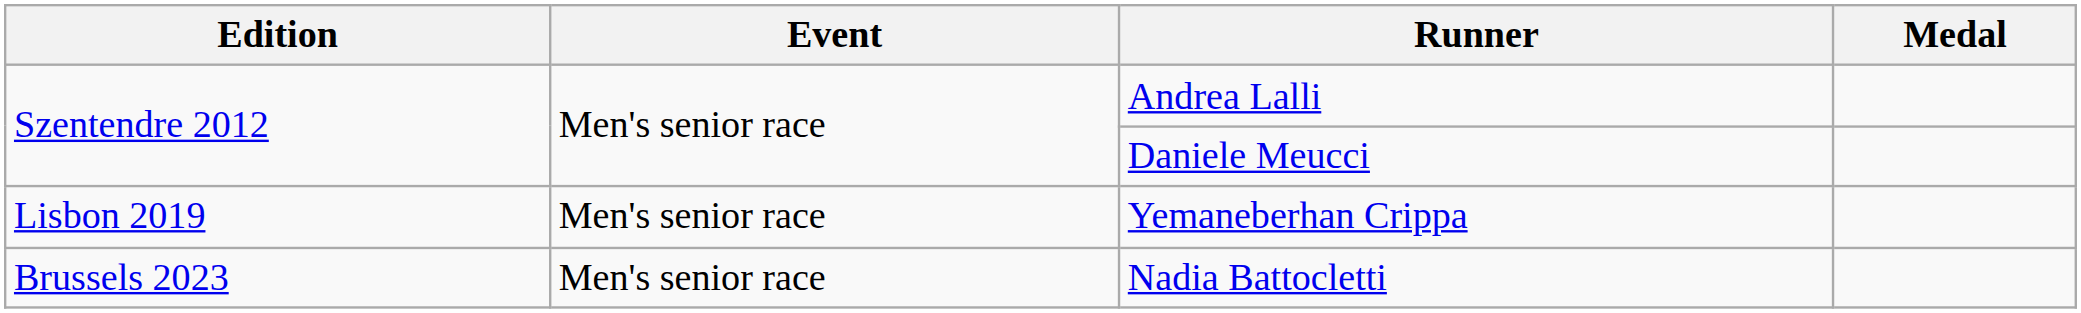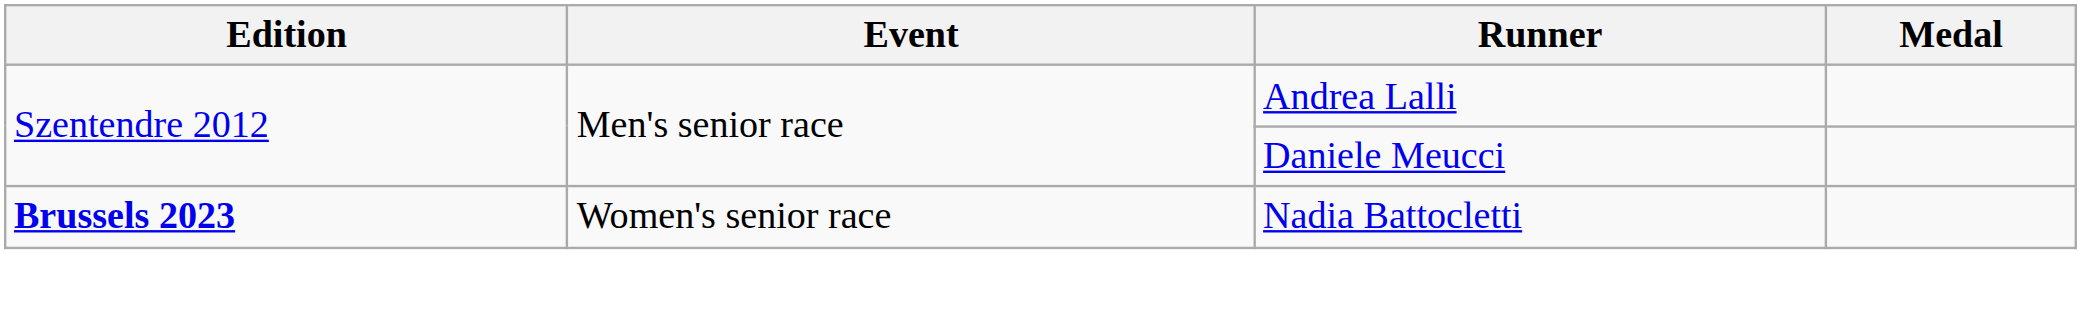- row: (1298, 215)
(121, 276) normal -> (125, 215) bold
(692, 276) Men's senior race -> (734, 215) Women's senior race
